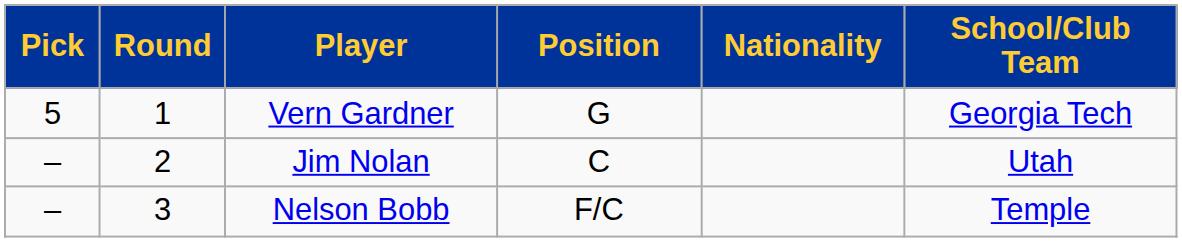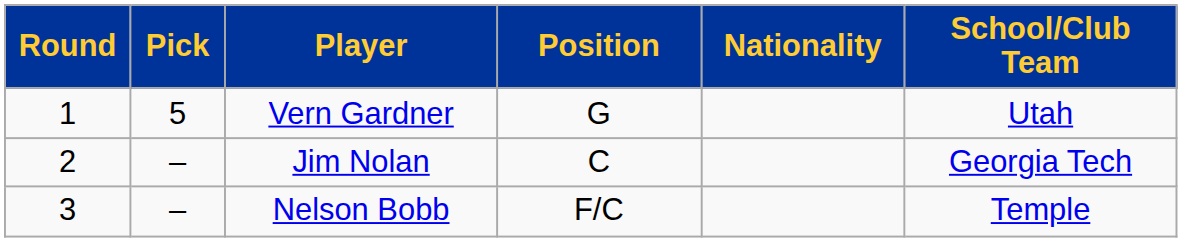columns swapped: (163, 46) <-> (53, 46)
(1041, 112) Georgia Tech -> (1041, 112) Utah
(1041, 161) Utah -> (1041, 161) Georgia Tech
